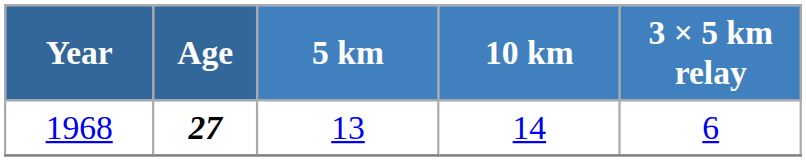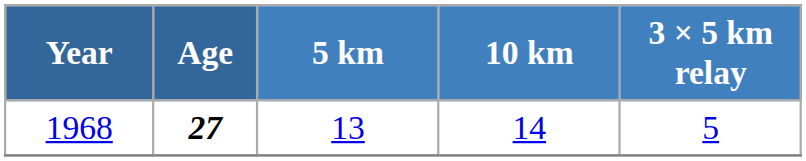(711, 127) 6 -> (711, 127) 5
